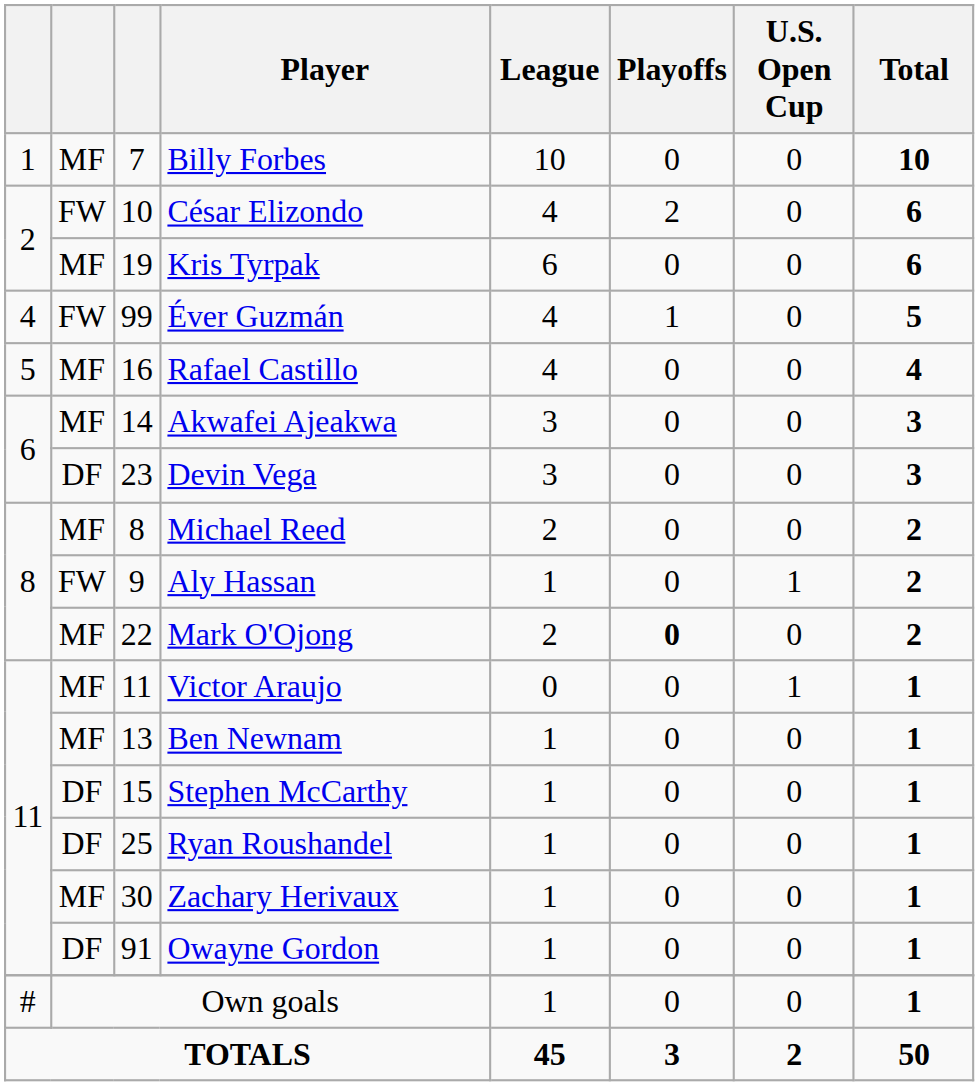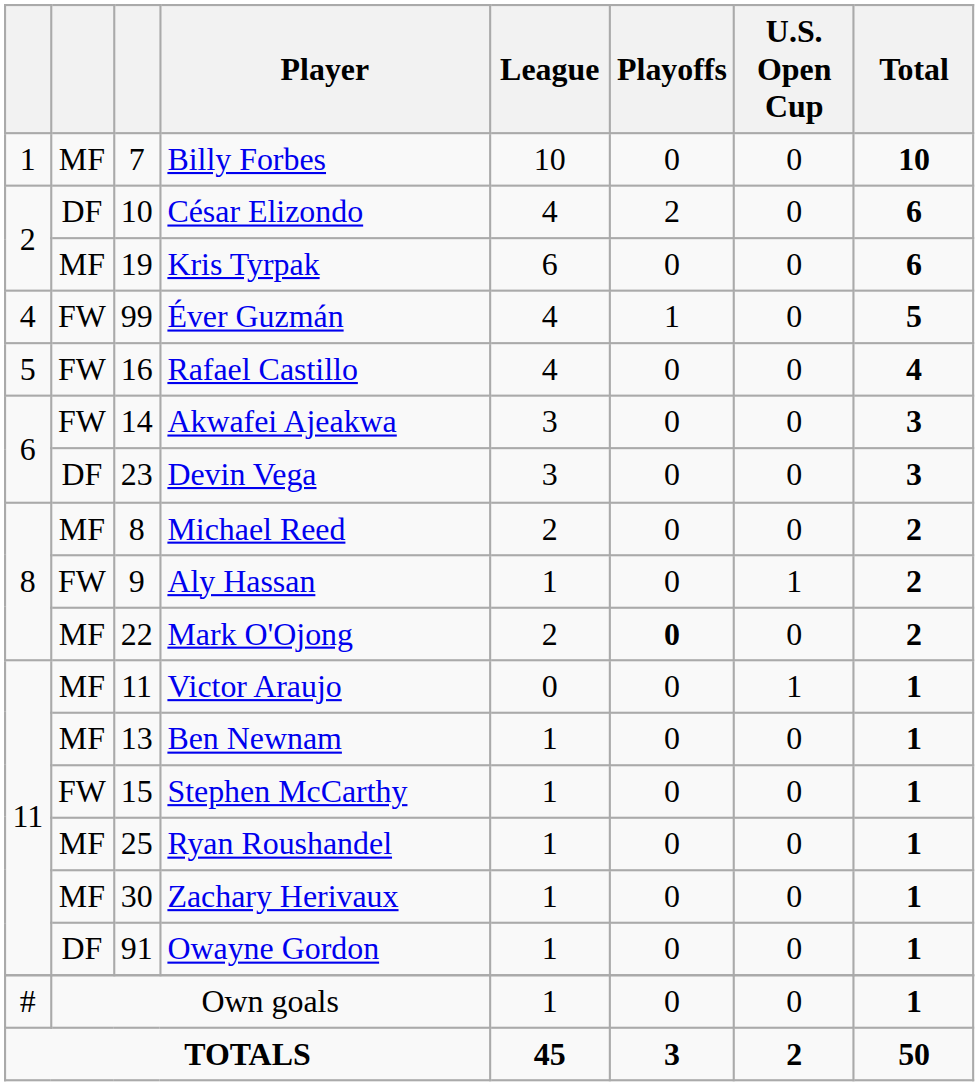(82, 211) FW -> (82, 211) DF
(82, 369) MF -> (82, 369) FW
(82, 422) MF -> (82, 422) FW
(82, 790) DF -> (82, 790) FW
(82, 843) DF -> (82, 843) MF
